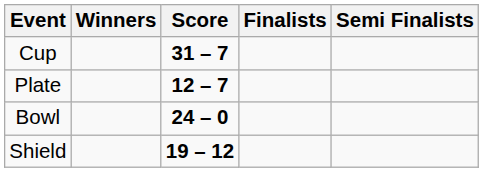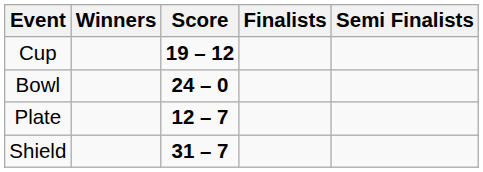(200, 53) 31 – 7 -> (200, 53) 19 – 12
rows swapped: (38, 85) <-> (38, 118)
(200, 150) 19 – 12 -> (200, 150) 31 – 7
